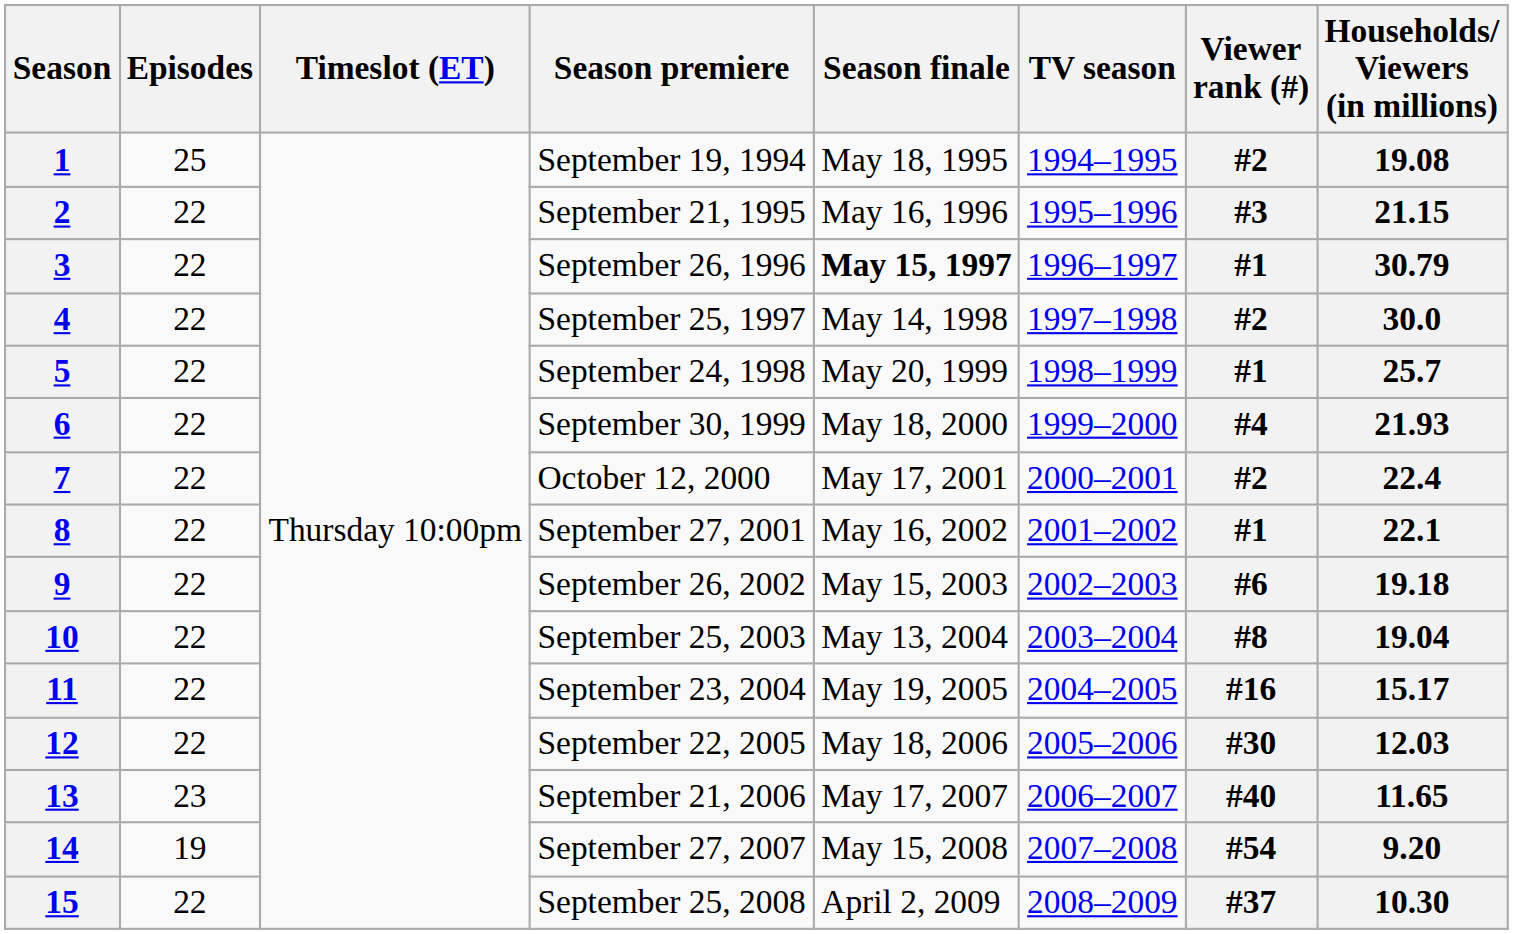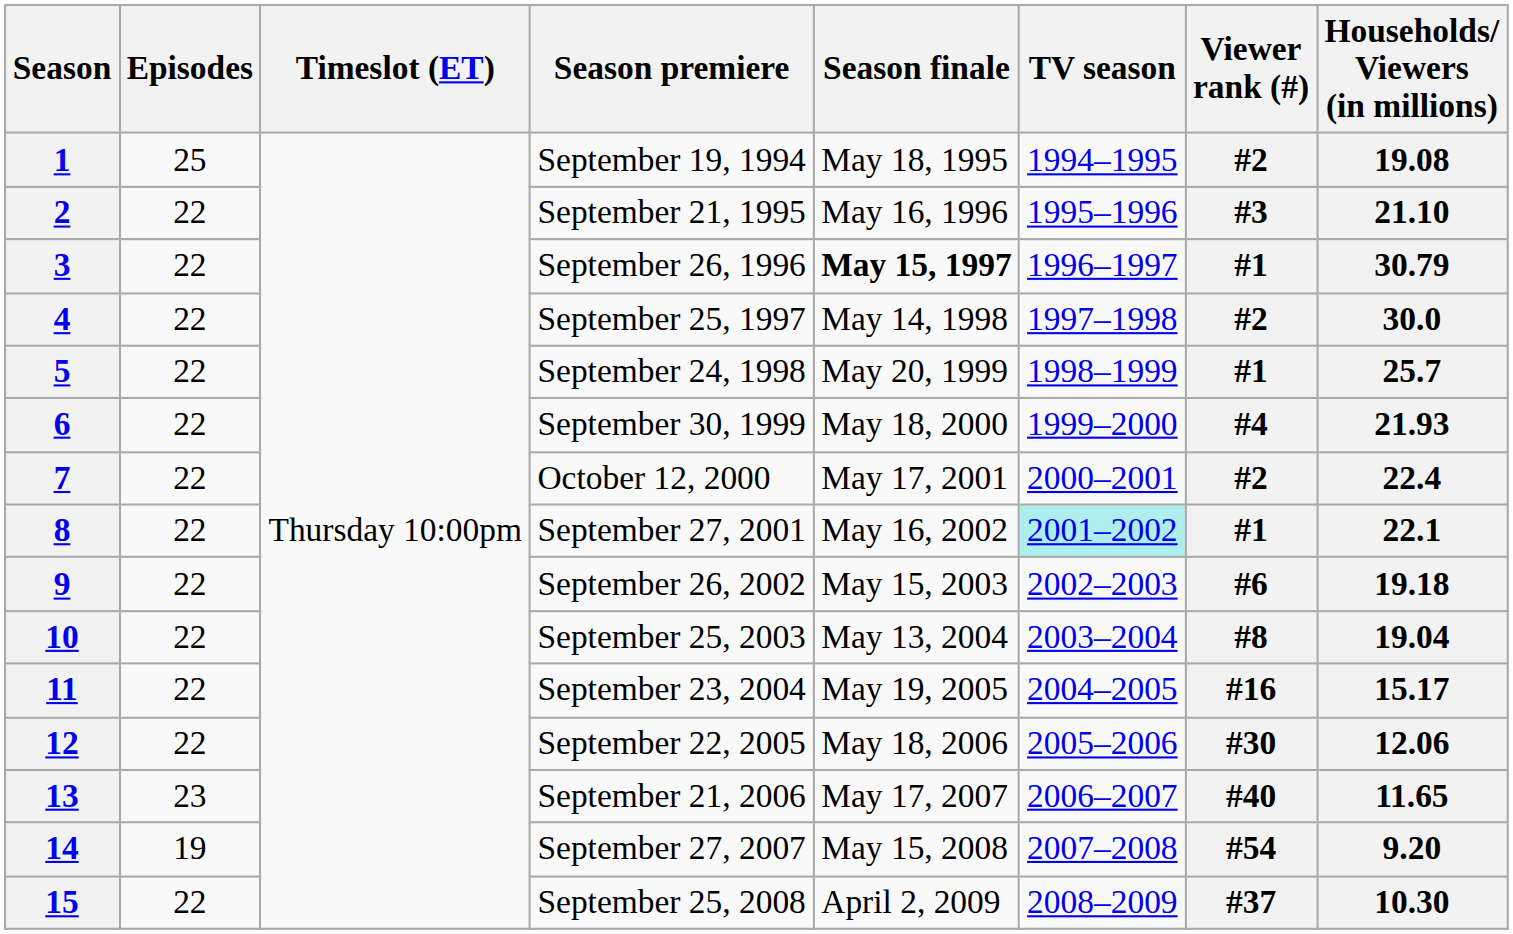(1412, 212) 21.15 -> (1412, 212) 21.10
(1102, 530) no background -> (1102, 530) paleturquoise background
(1412, 742) 12.03 -> (1412, 742) 12.06
